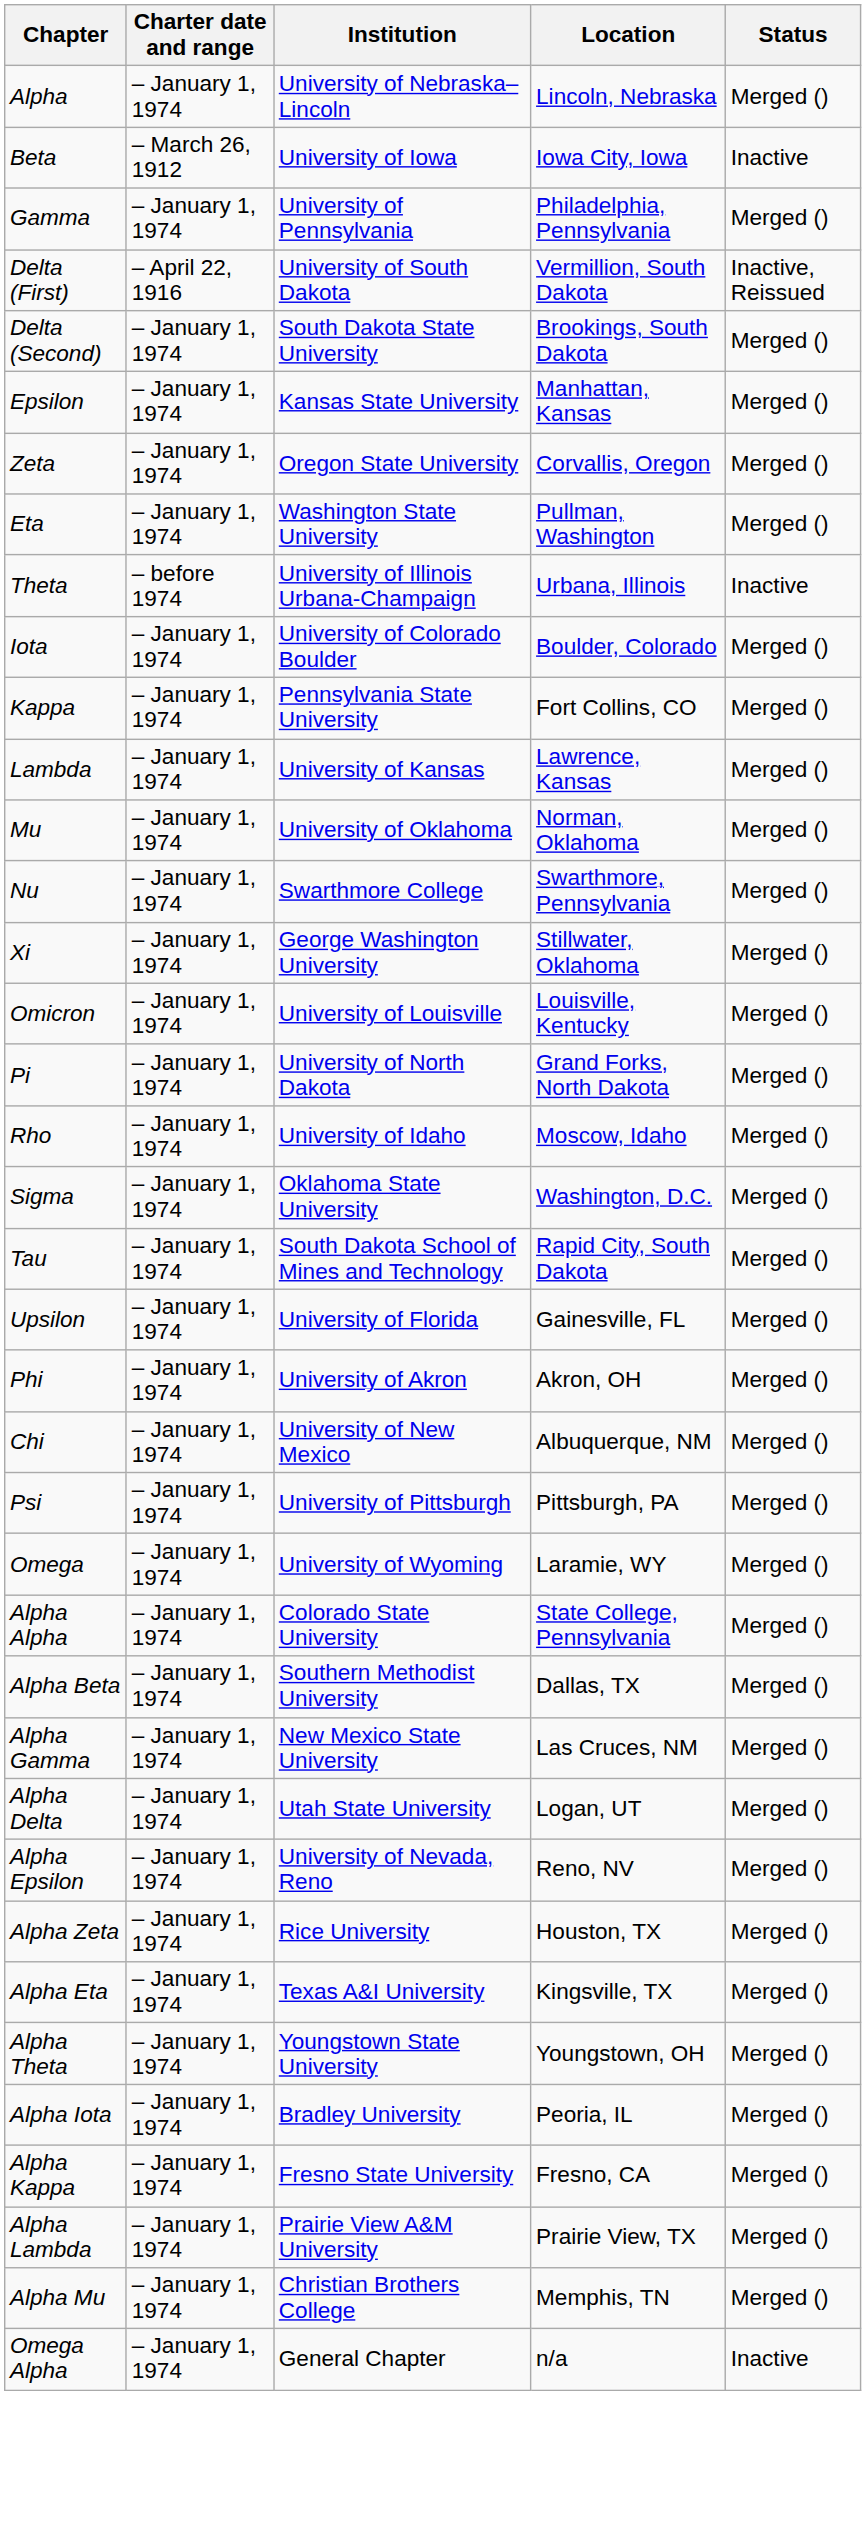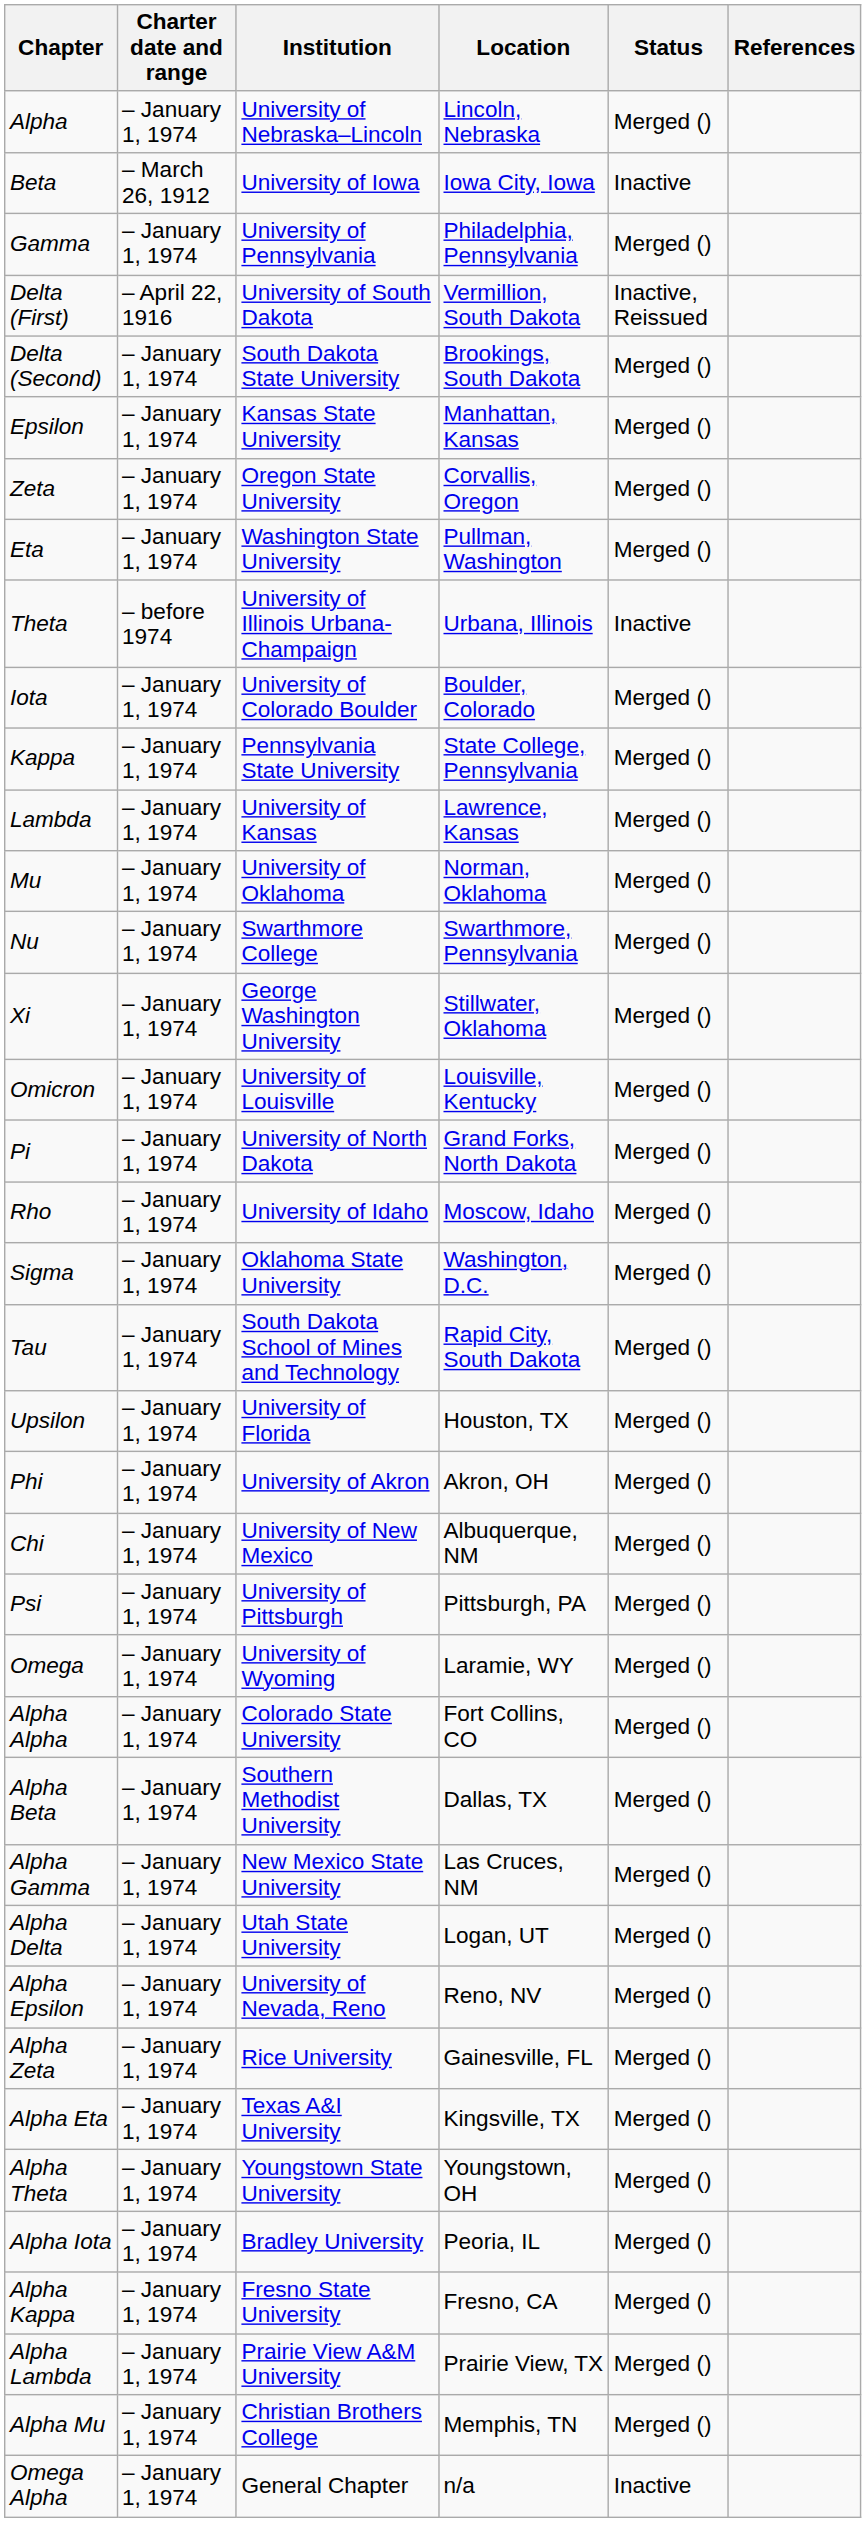+ column: (795, 47)
(616, 707) Fort Collins, CO -> (514, 758) State College, Pennsylvania
(611, 1319) Gainesville, FL -> (506, 1420) Houston, TX
(607, 1625) State College, Pennsylvania -> (504, 1726) Fort Collins, CO
(599, 1931) Houston, TX -> (518, 2057) Gainesville, FL
